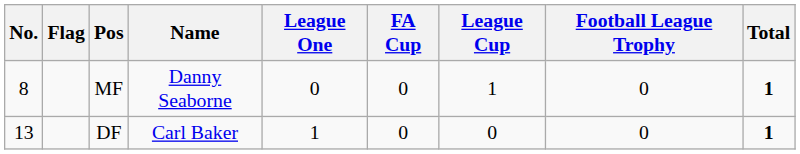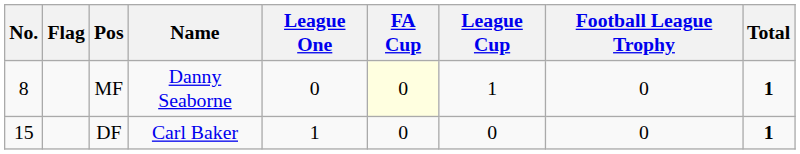(403, 88) no background -> (403, 88) lightyellow background
(24, 132) 13 -> (24, 132) 15
